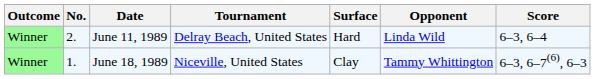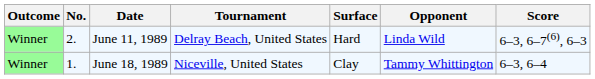(523, 36) 6–3, 6–4 -> (543, 38) 6–3, 6–7(6), 6–3
(543, 60) 6–3, 6–7(6), 6–3 -> (523, 62) 6–3, 6–4
